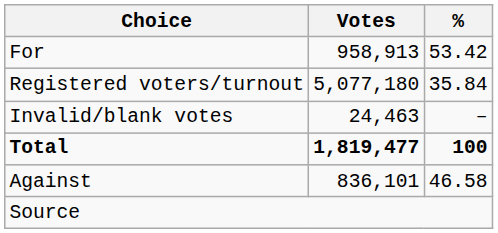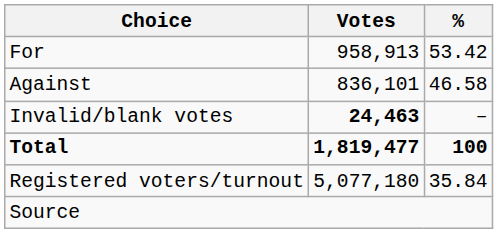rows swapped: (51, 181) <-> (157, 85)
(384, 117) normal -> (384, 117) bold
